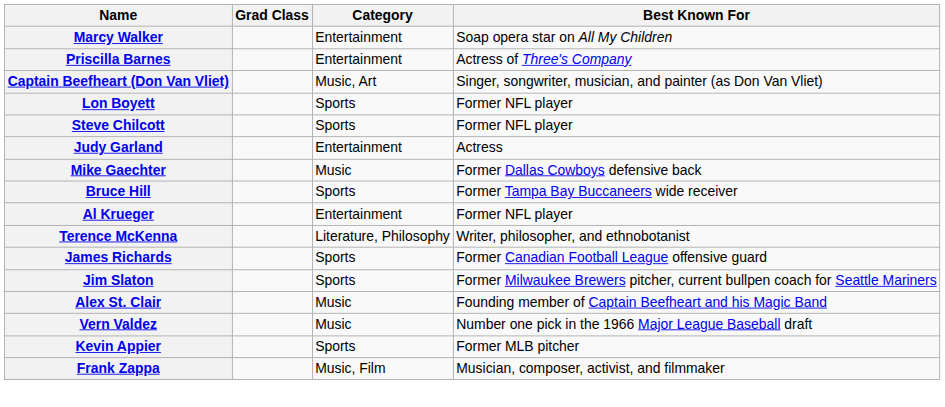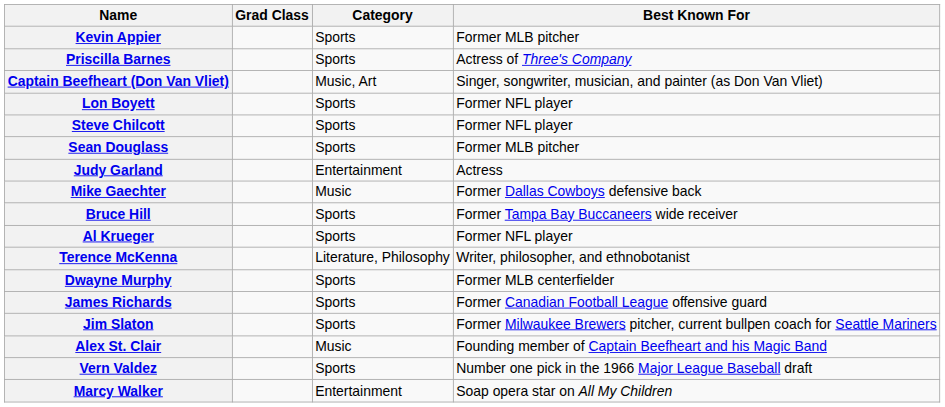rows swapped: (118, 346) <-> (118, 37)
(359, 59) Entertainment -> (335, 59) Sports
+ row: (118, 147)
(359, 214) Entertainment -> (335, 236) Sports
+ row: (118, 280)
(333, 324) Music -> (335, 368) Sports
- row: (118, 368)
